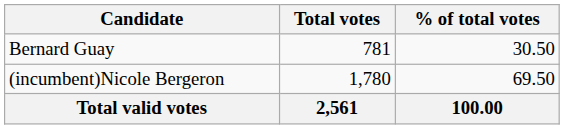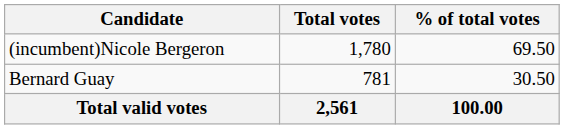rows swapped: (117, 78) <-> (62, 49)
